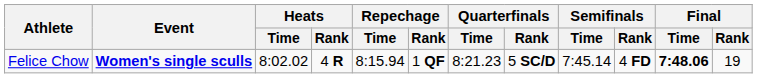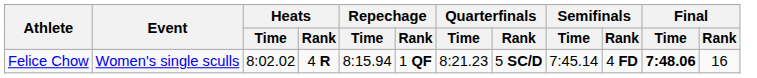(174, 62) bold -> (167, 62) normal
(732, 62) 19 -> (719, 62) 16
